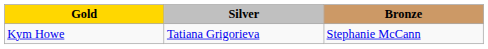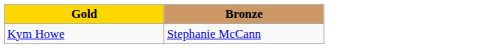- column: (244, 14)
